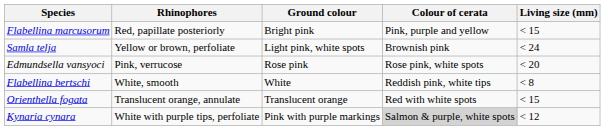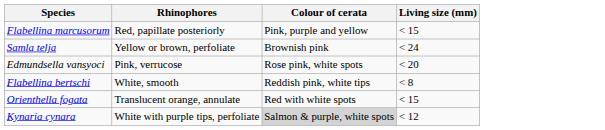- column: (322, 13)
